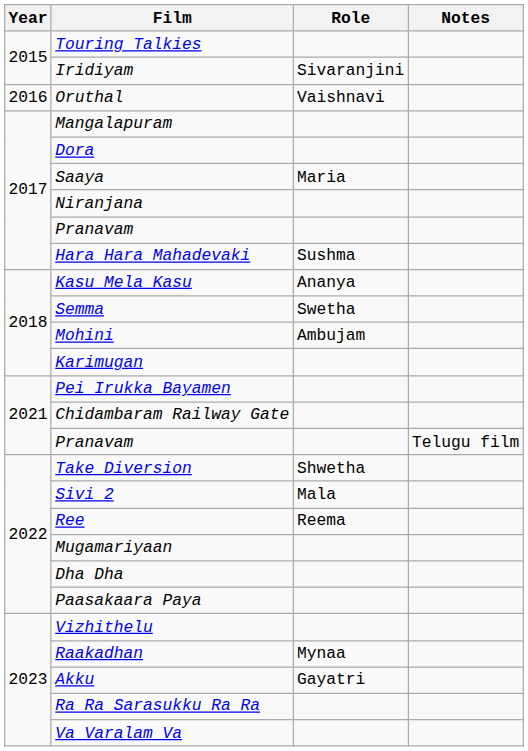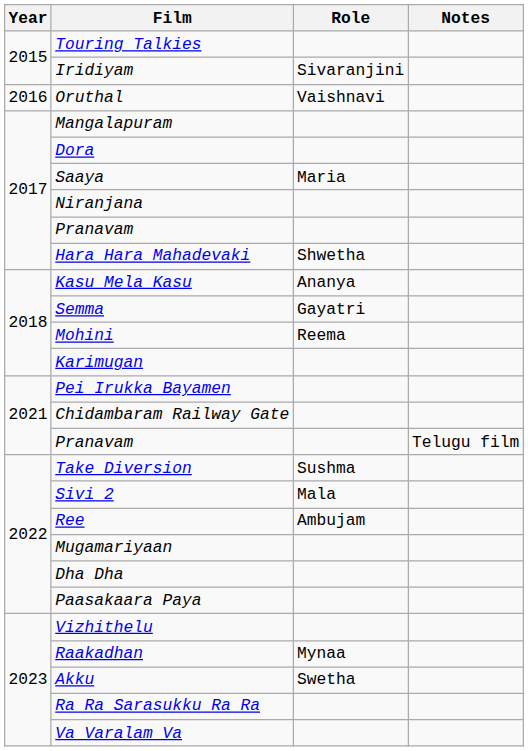(326, 256) Sushma -> (331, 256) Shwetha
(326, 309) Swetha -> (331, 309) Gayatri
(331, 336) Ambujam -> (321, 336) Reema
(331, 468) Shwetha -> (326, 468) Sushma
(321, 521) Reema -> (331, 521) Ambujam
(331, 680) Gayatri -> (326, 680) Swetha
